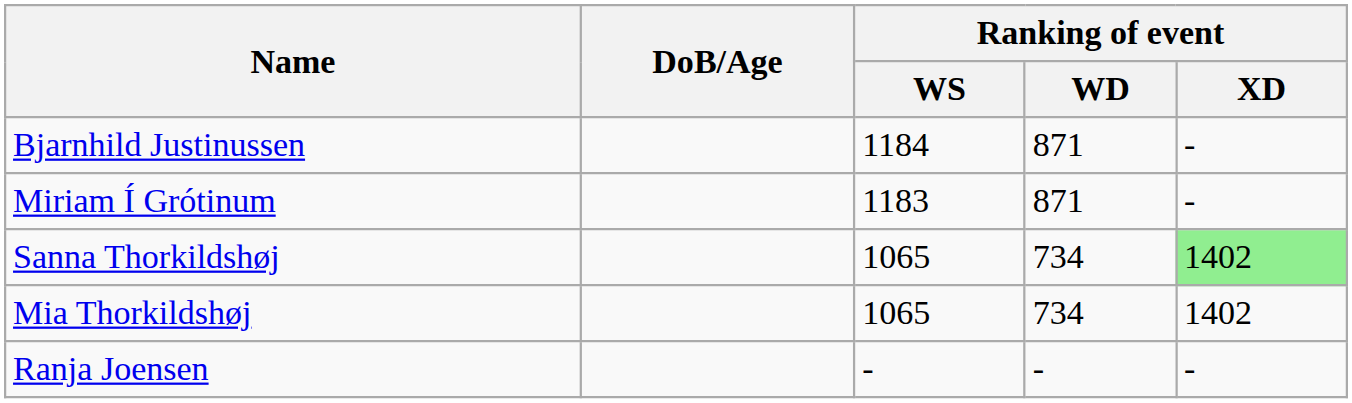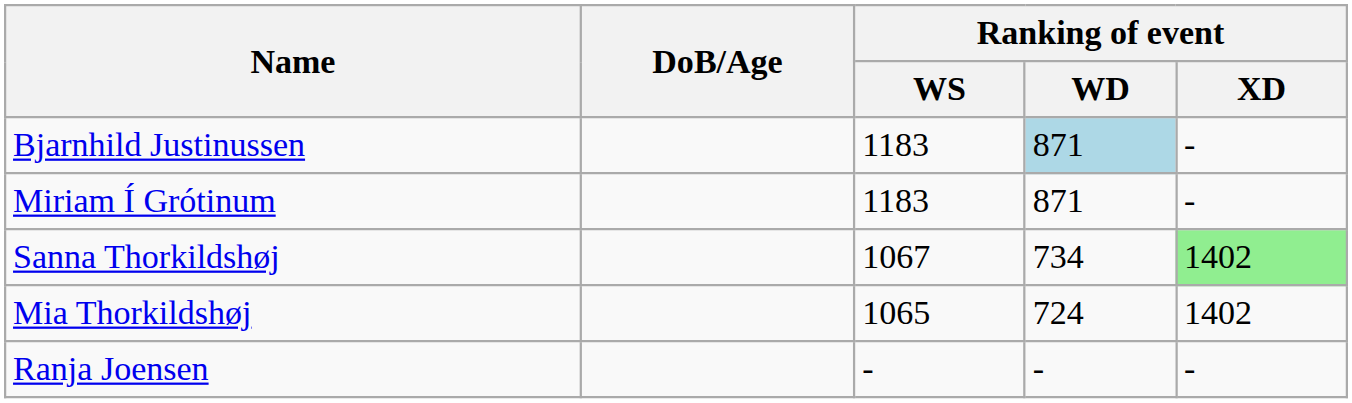(896, 145) 1184 -> (896, 145) 1183
(1058, 145) no background -> (1058, 145) lightblue background
(896, 257) 1065 -> (896, 257) 1067
(1058, 313) 734 -> (1058, 313) 724
